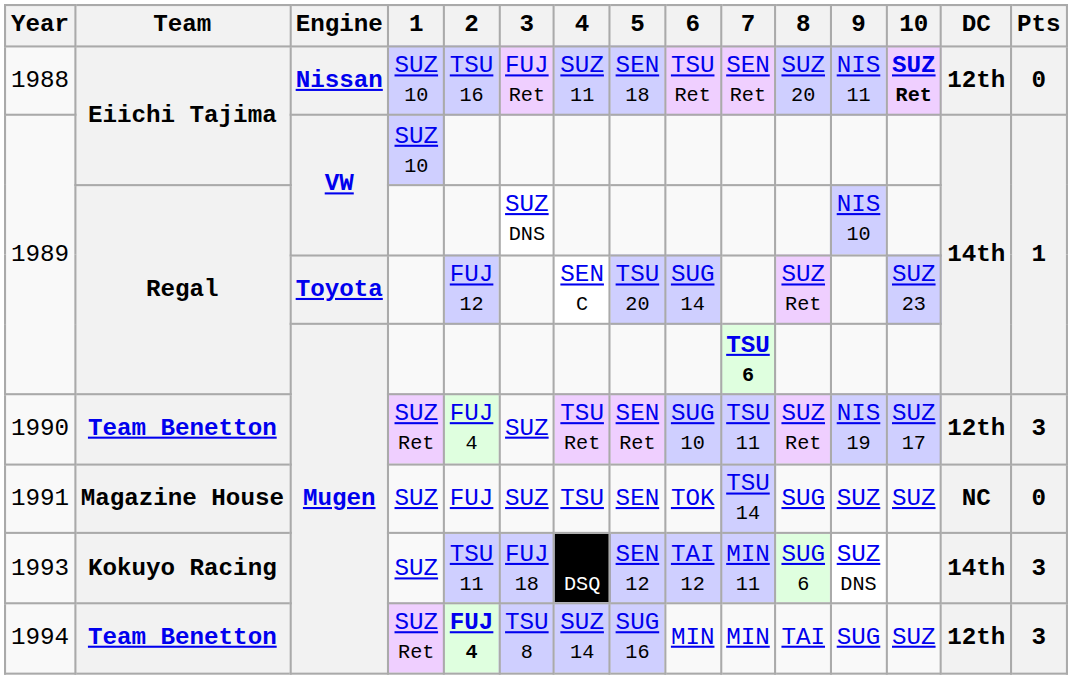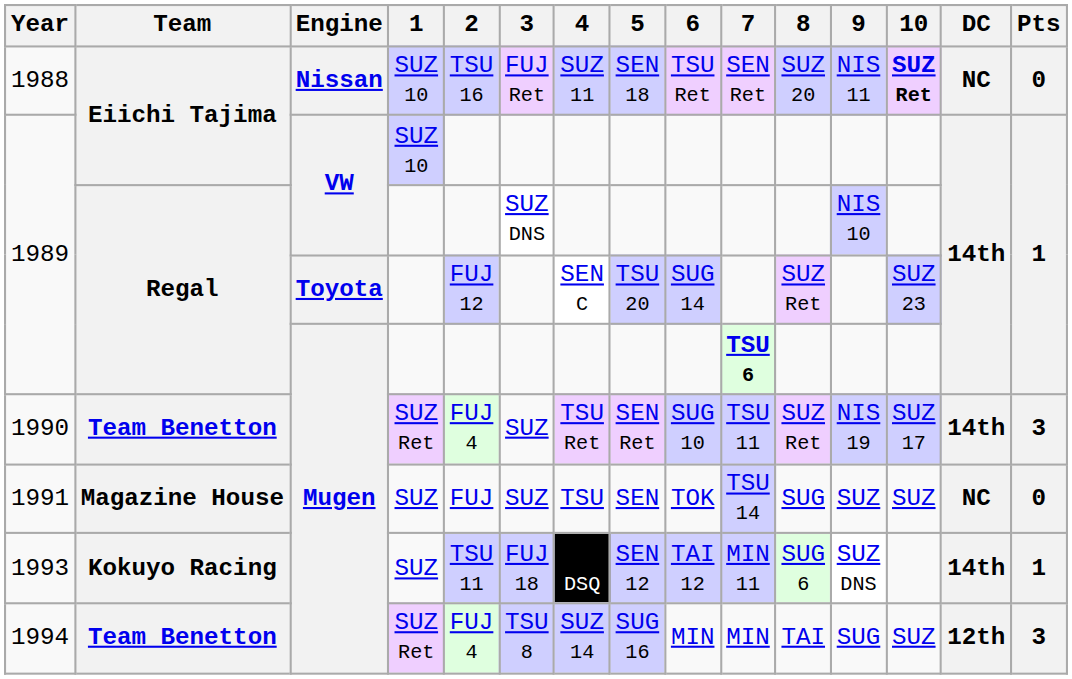(976, 80) 12th -> (976, 80) NC
(976, 429) 12th -> (976, 429) 14th
(1039, 568) 3 -> (1039, 568) 1
(472, 638) bold -> (472, 637) normal
